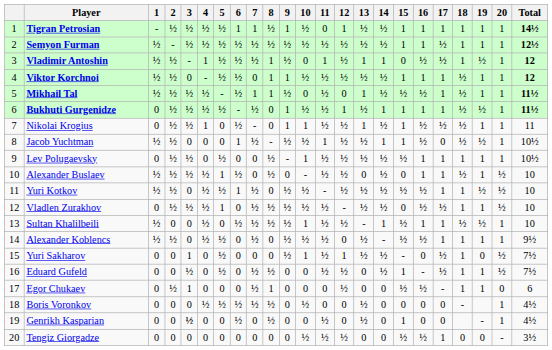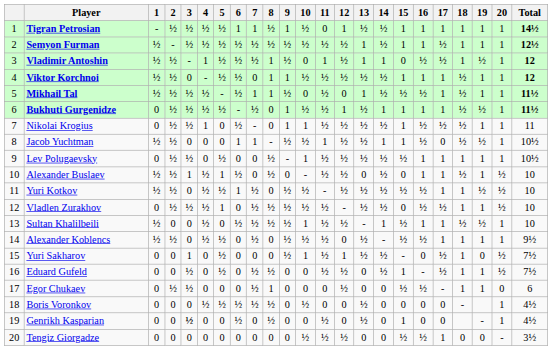(364, 45) ½ -> (364, 45) 1
(364, 126) 1 -> (364, 126) ½
(255, 142) ½ -> (255, 142) 1
(189, 175) ½ -> (189, 175) 1
(189, 288) 1 -> (189, 288) ½
